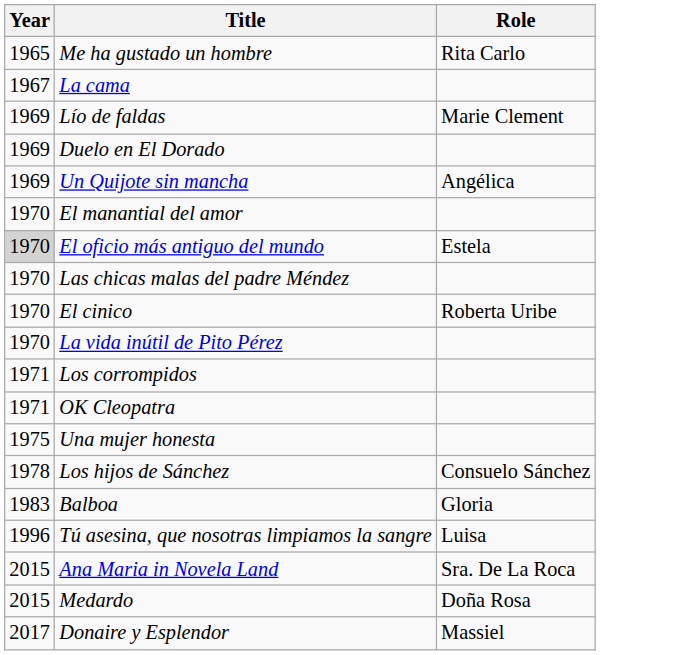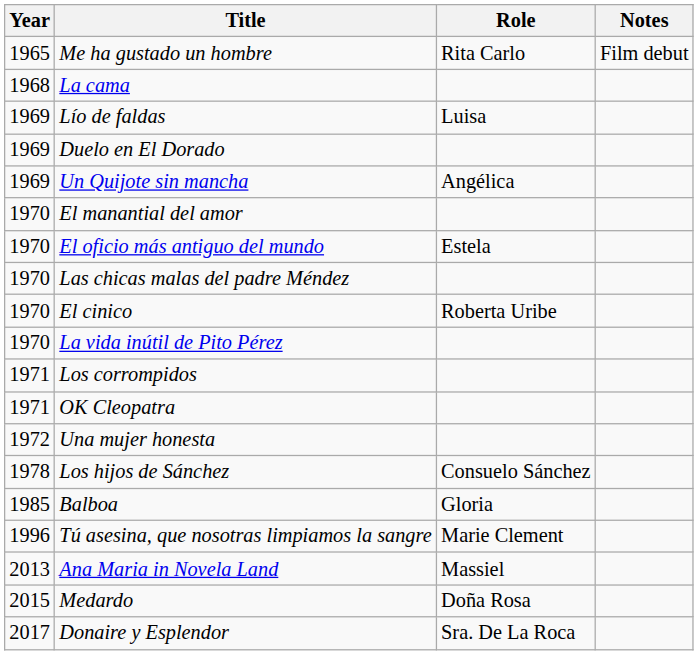+ column: (644, 20)
(30, 85) 1967 -> (30, 85) 1968
(502, 117) Marie Clement -> (464, 117) Luisa
(30, 246) lightgrey background -> (30, 246) no background
(30, 439) 1975 -> (30, 439) 1972
(30, 504) 1983 -> (30, 504) 1985
(464, 536) Luisa -> (502, 536) Marie Clement
(30, 568) 2015 -> (30, 568) 2013
(508, 568) Sra. De La Roca -> (473, 568) Massiel
(473, 632) Massiel -> (508, 632) Sra. De La Roca
